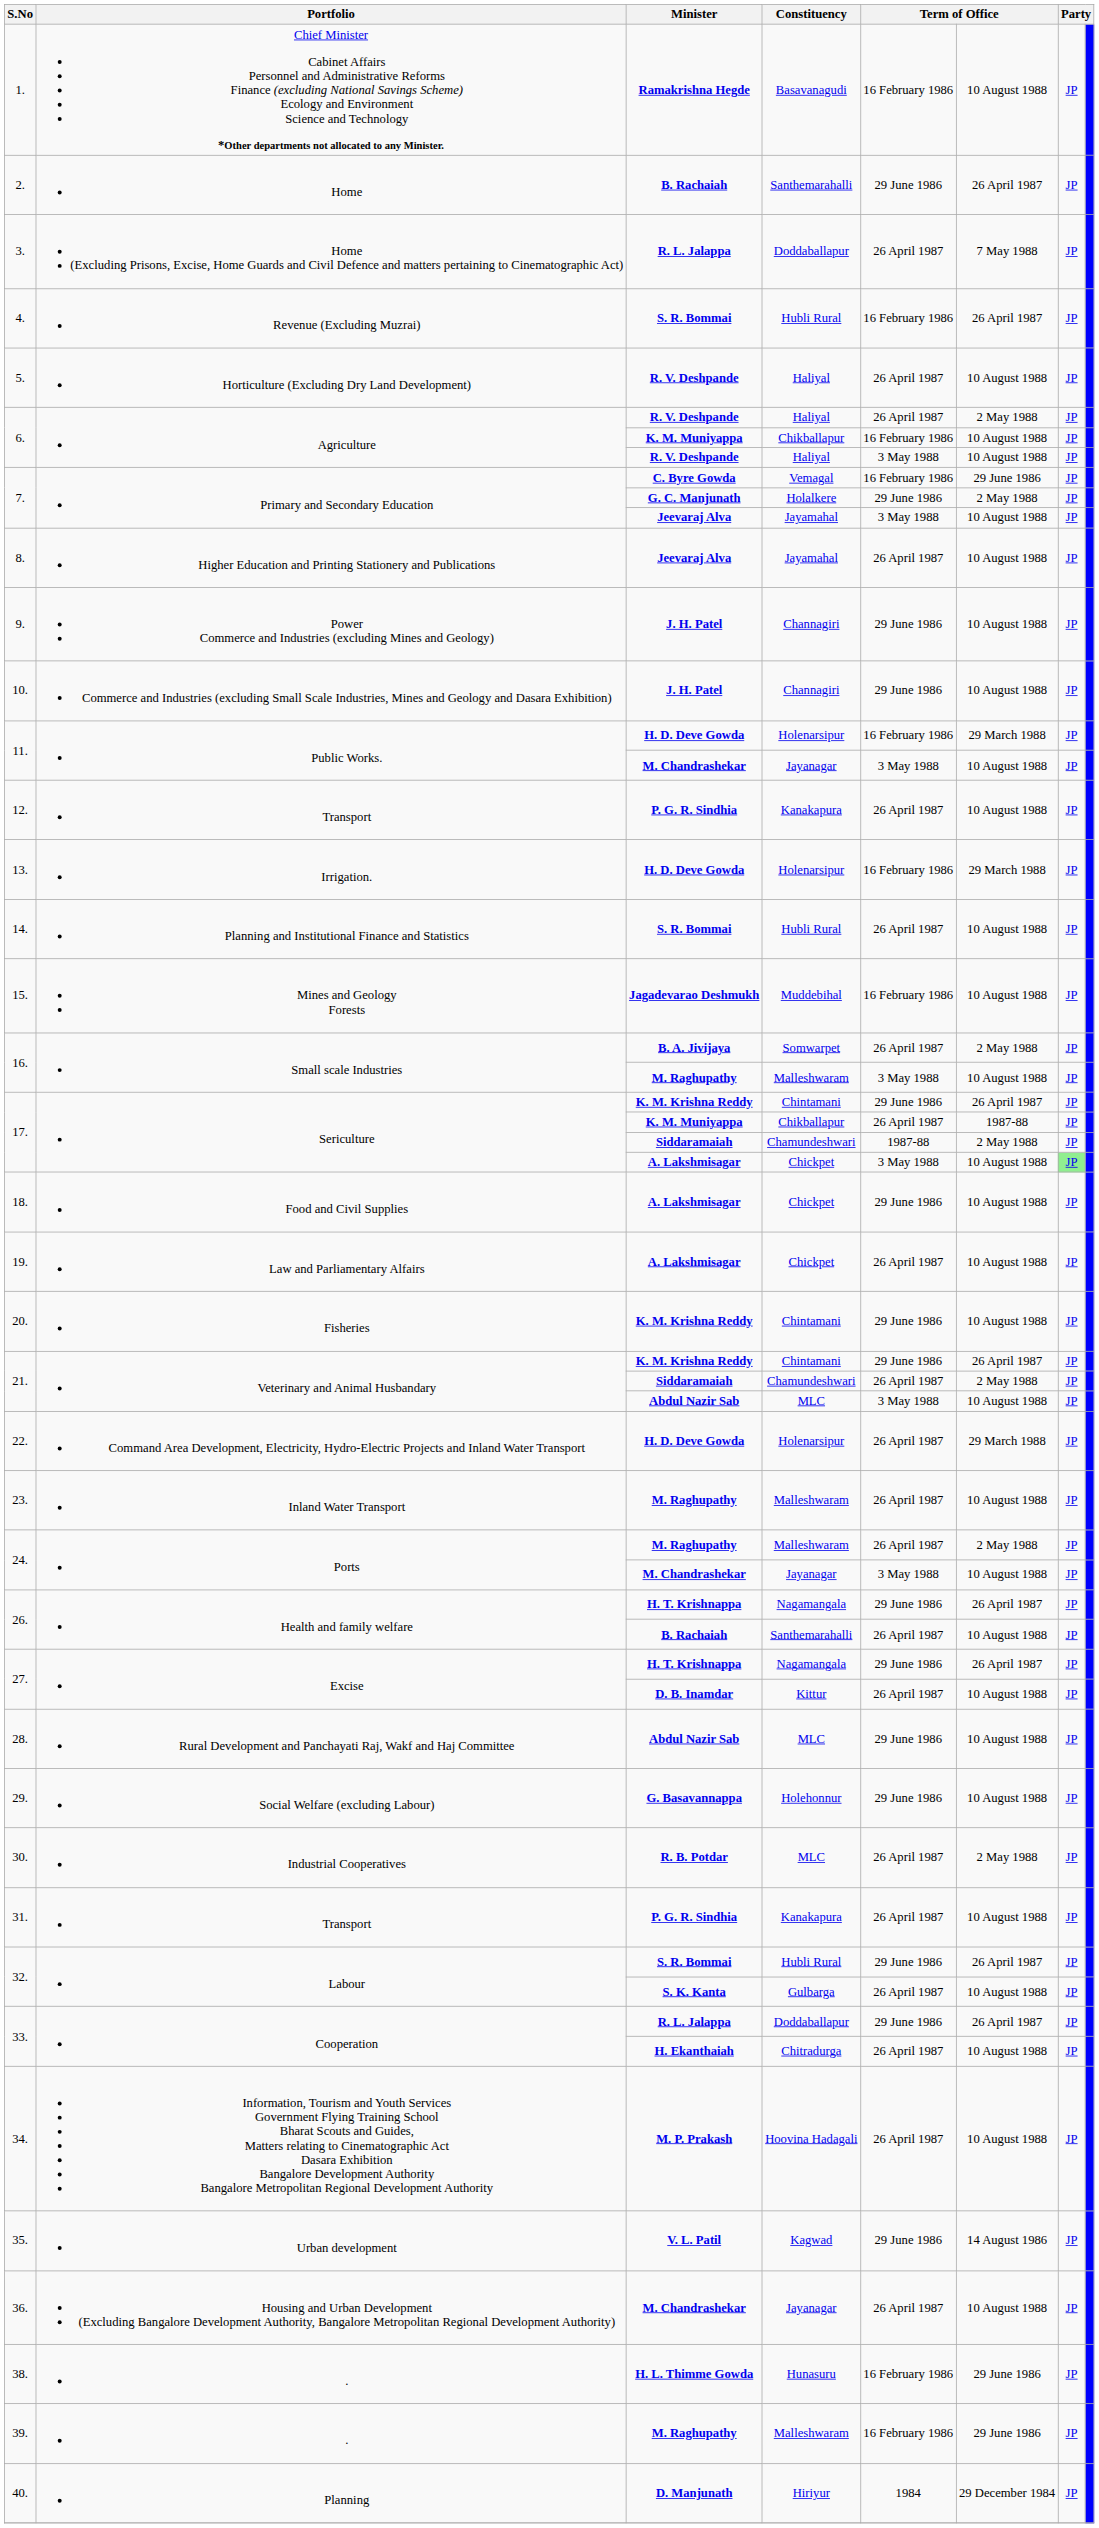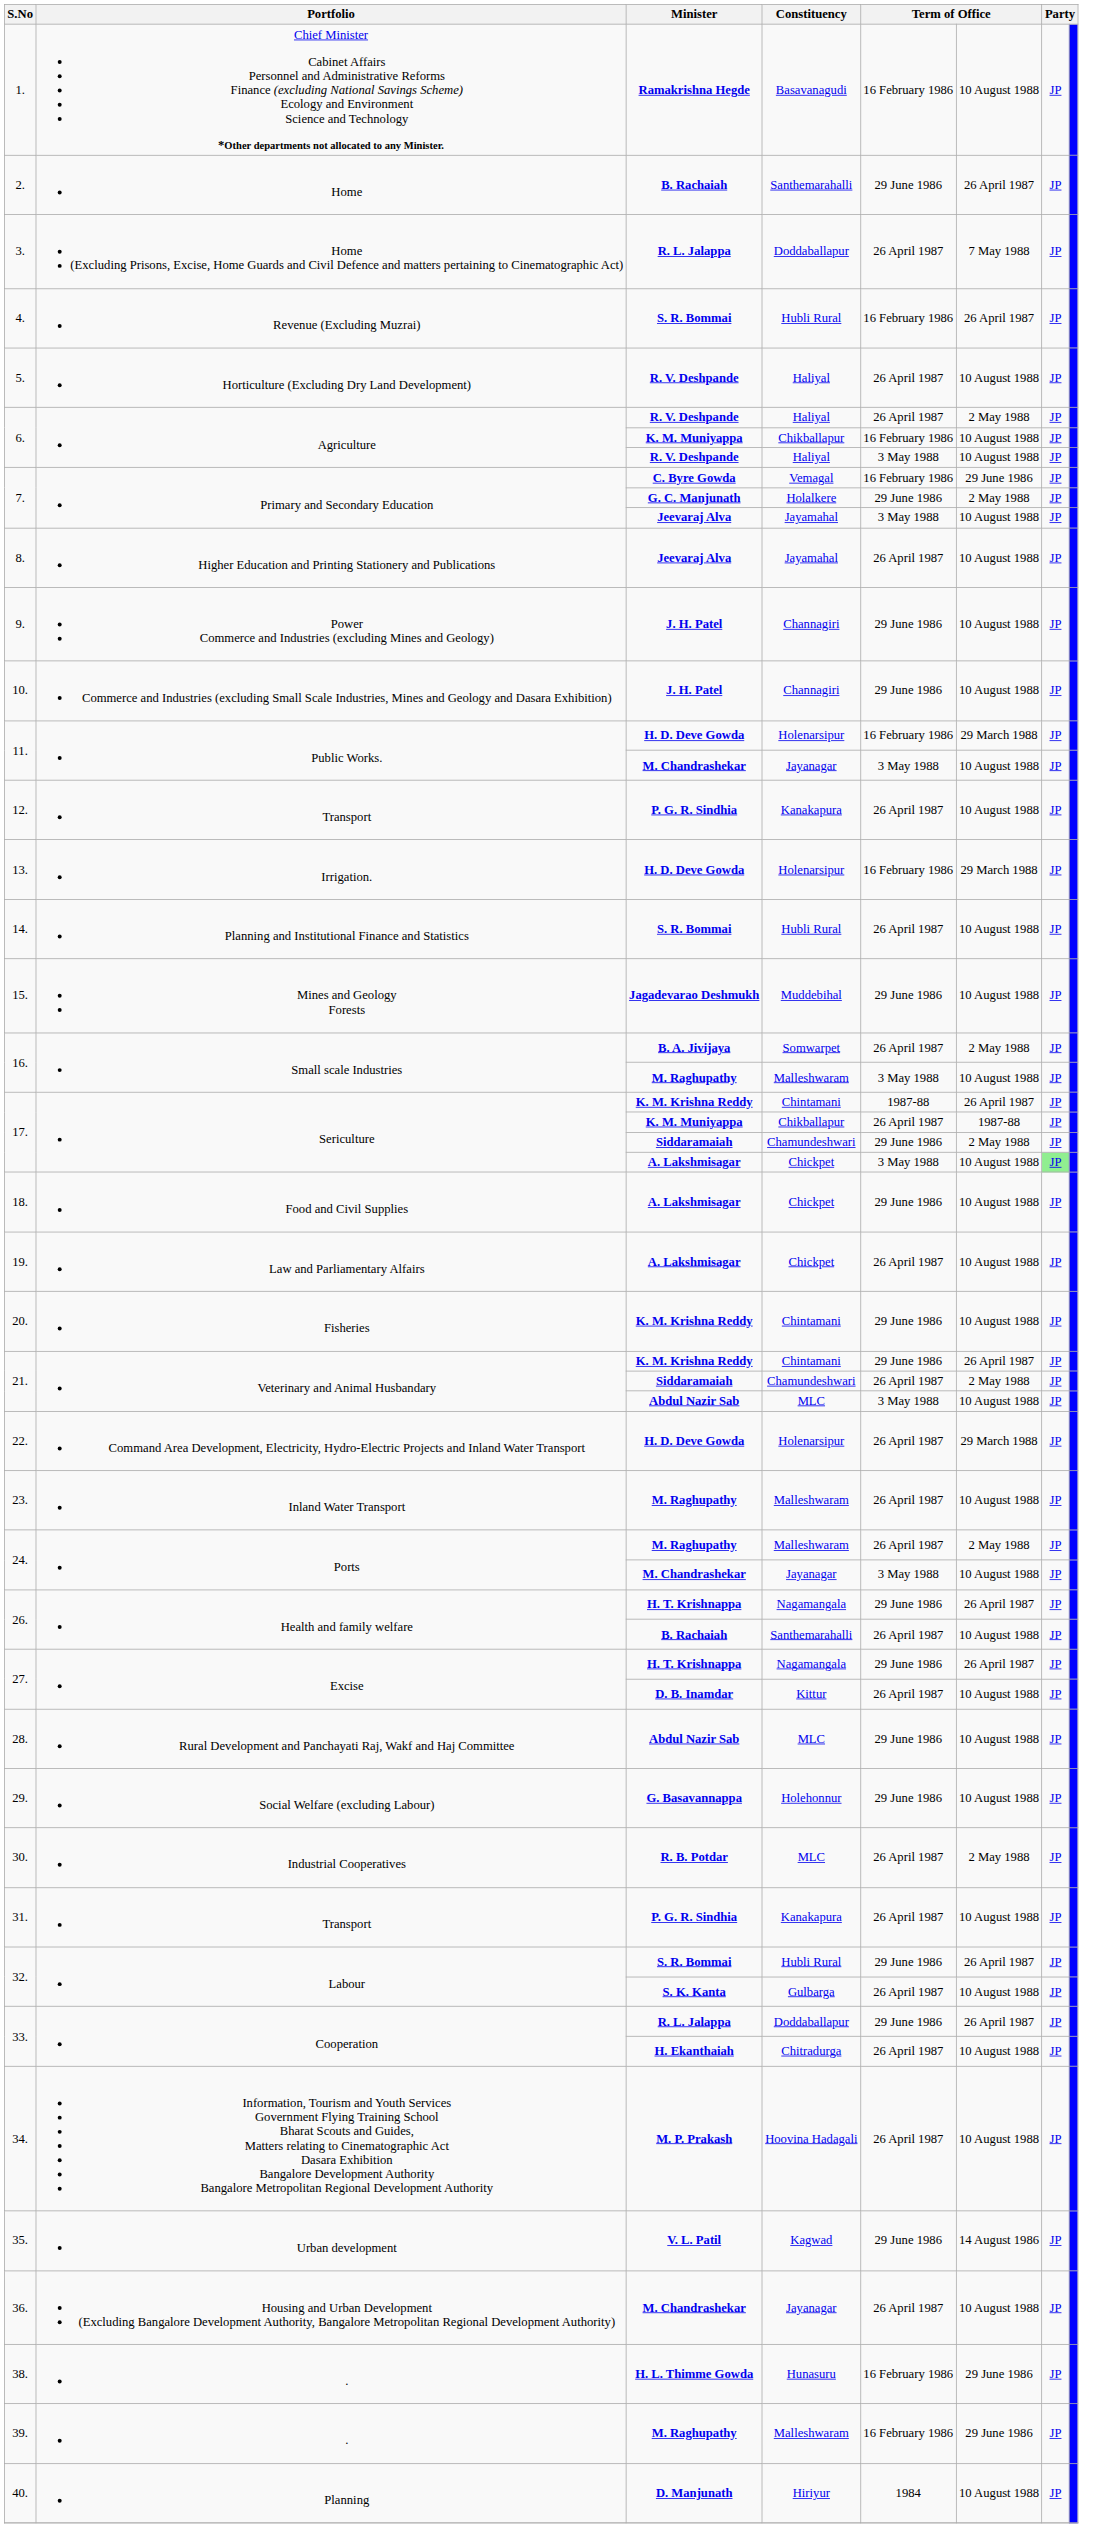(908, 995) 16 February 1986 -> (908, 995) 29 June 1986
(908, 1102) 29 June 1986 -> (908, 1102) 1987-88
(908, 1142) 1987-88 -> (908, 1142) 29 June 1986
(1007, 2493) 29 December 1984 -> (999, 2493) 10 August 1988
